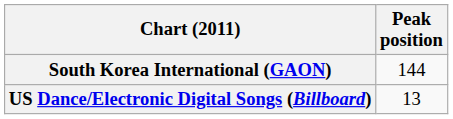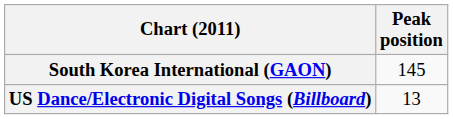(411, 69) 144 -> (411, 69) 145
